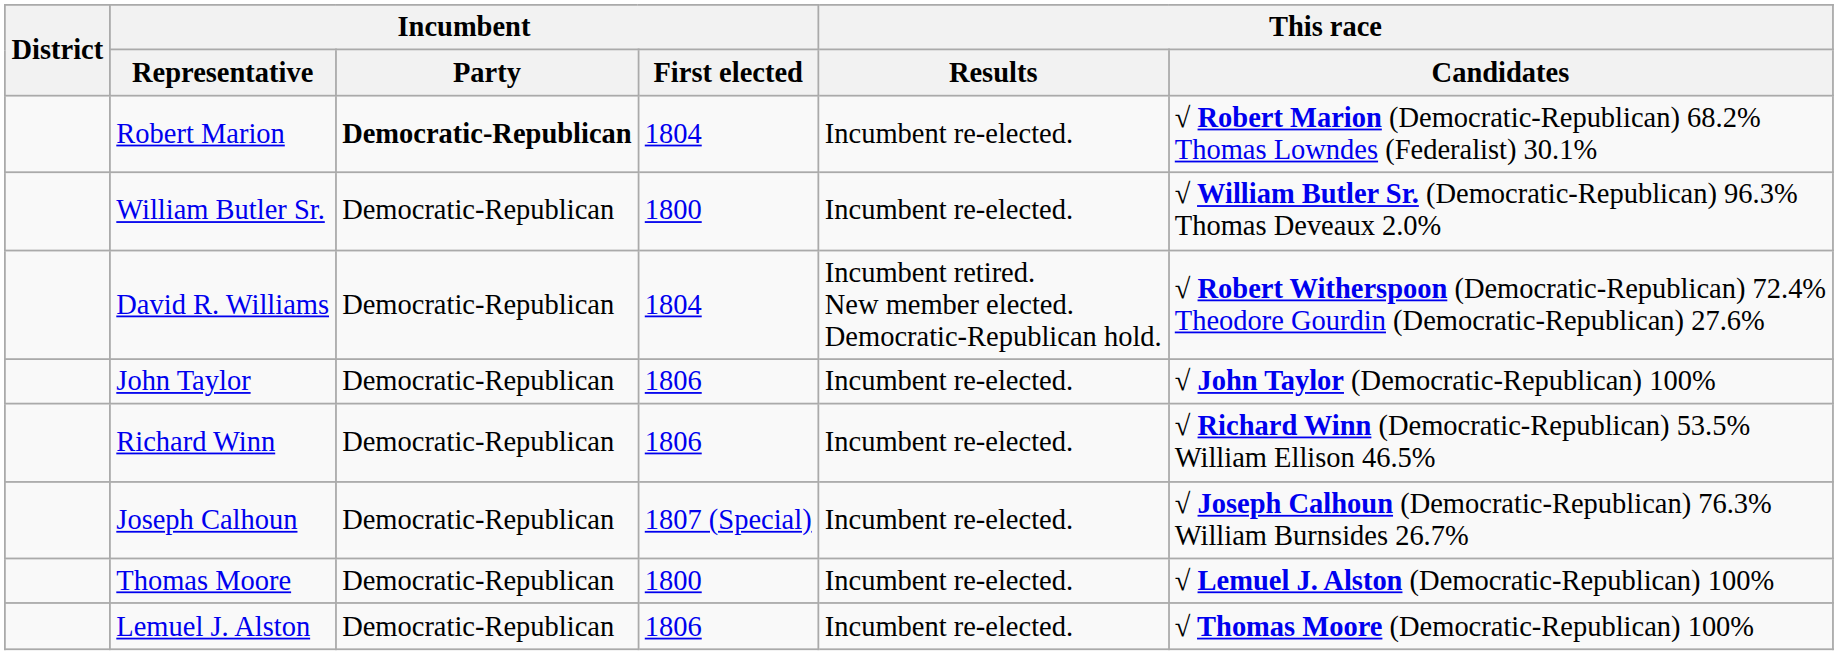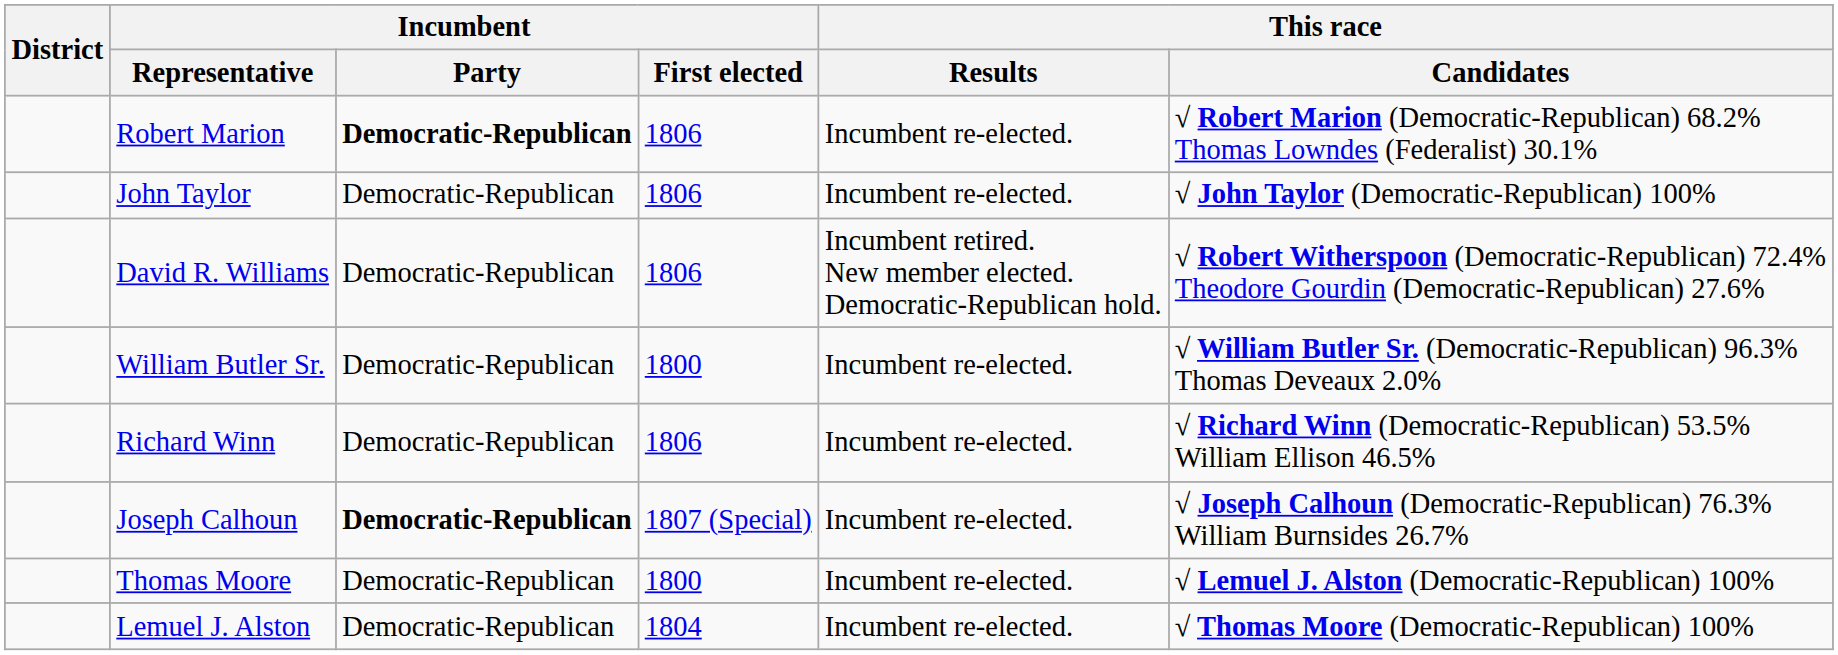(673, 133) 1804 -> (673, 133) 1806
rows swapped: (221, 210) <-> (183, 381)
(673, 303) 1804 -> (673, 271) 1806
(478, 519) normal -> (487, 519) bold
(673, 625) 1806 -> (673, 625) 1804
